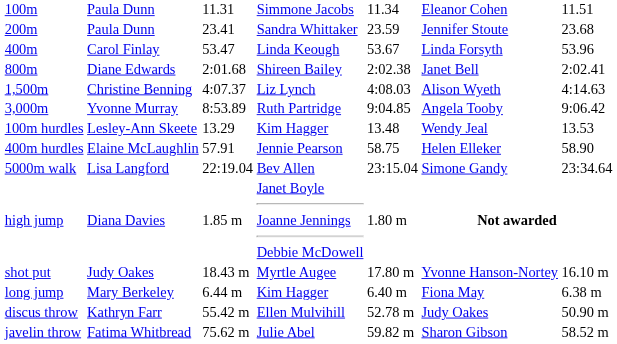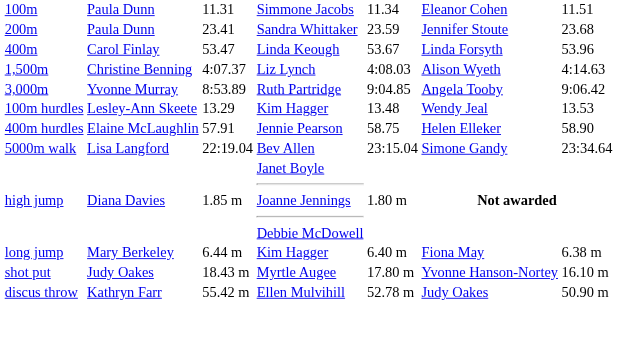- row: (21, 69)
rows swapped: (34, 292) <-> (28, 272)
- row: (43, 332)
